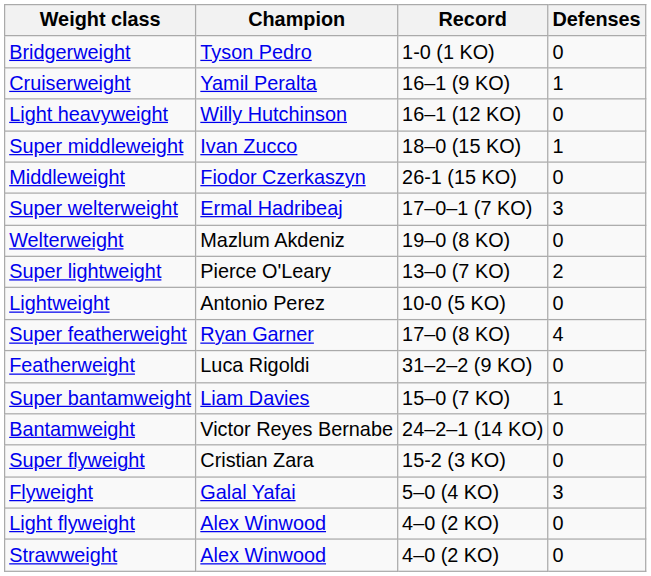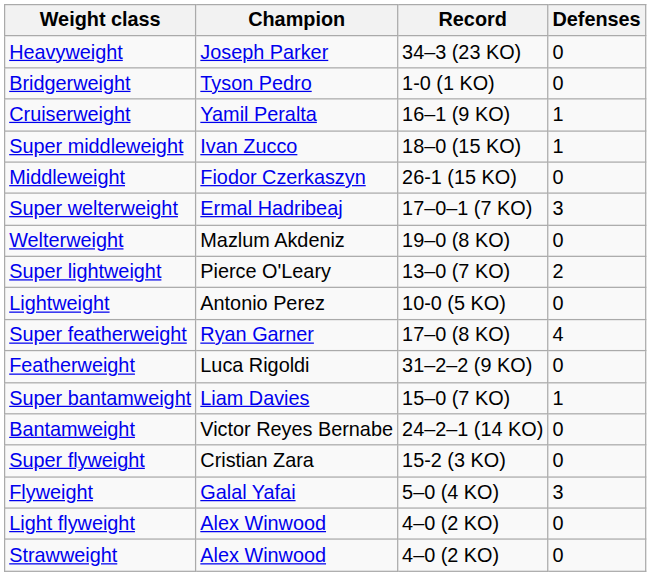+ row: (66, 51)
- row: (89, 114)
